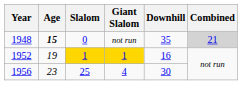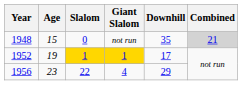(52, 39) bold -> (52, 39) normal
(166, 55) 16 -> (166, 55) 17
(85, 71) 25 -> (85, 71) 22
(166, 71) 30 -> (166, 71) 29
